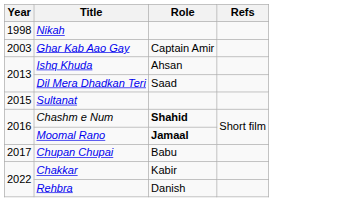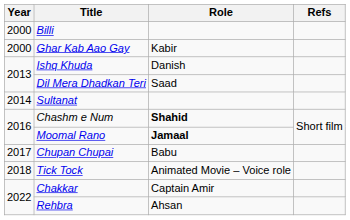- row: (51, 30)
+ row: (45, 30)
(19, 48) 2003 -> (19, 48) 2000
(183, 48) Captain Amir -> (164, 48) Kabir
(167, 65) Ahsan -> (168, 65) Danish
(19, 100) 2015 -> (19, 100) 2014
+ row: (60, 170)
(164, 170) Kabir -> (183, 188) Captain Amir
(168, 188) Danish -> (167, 205) Ahsan
